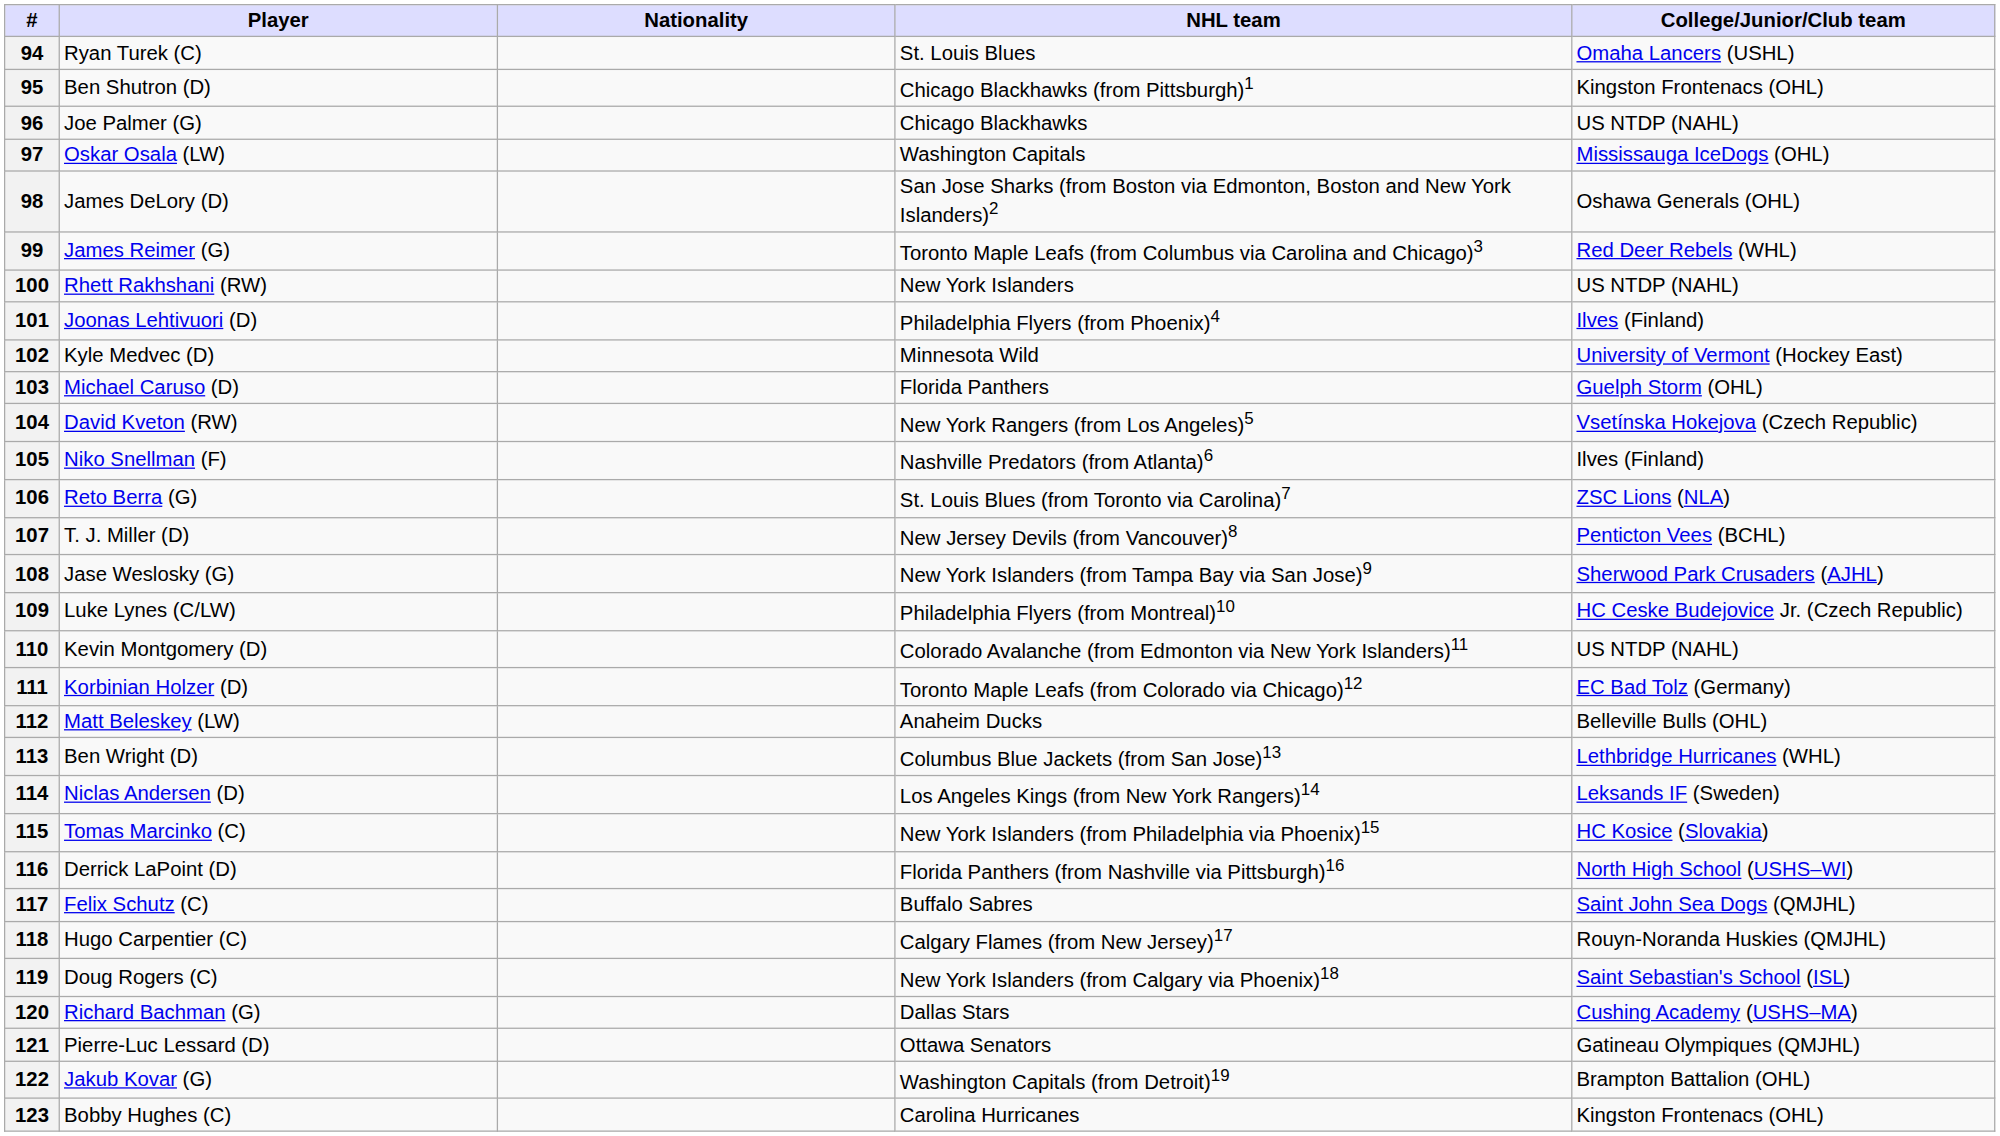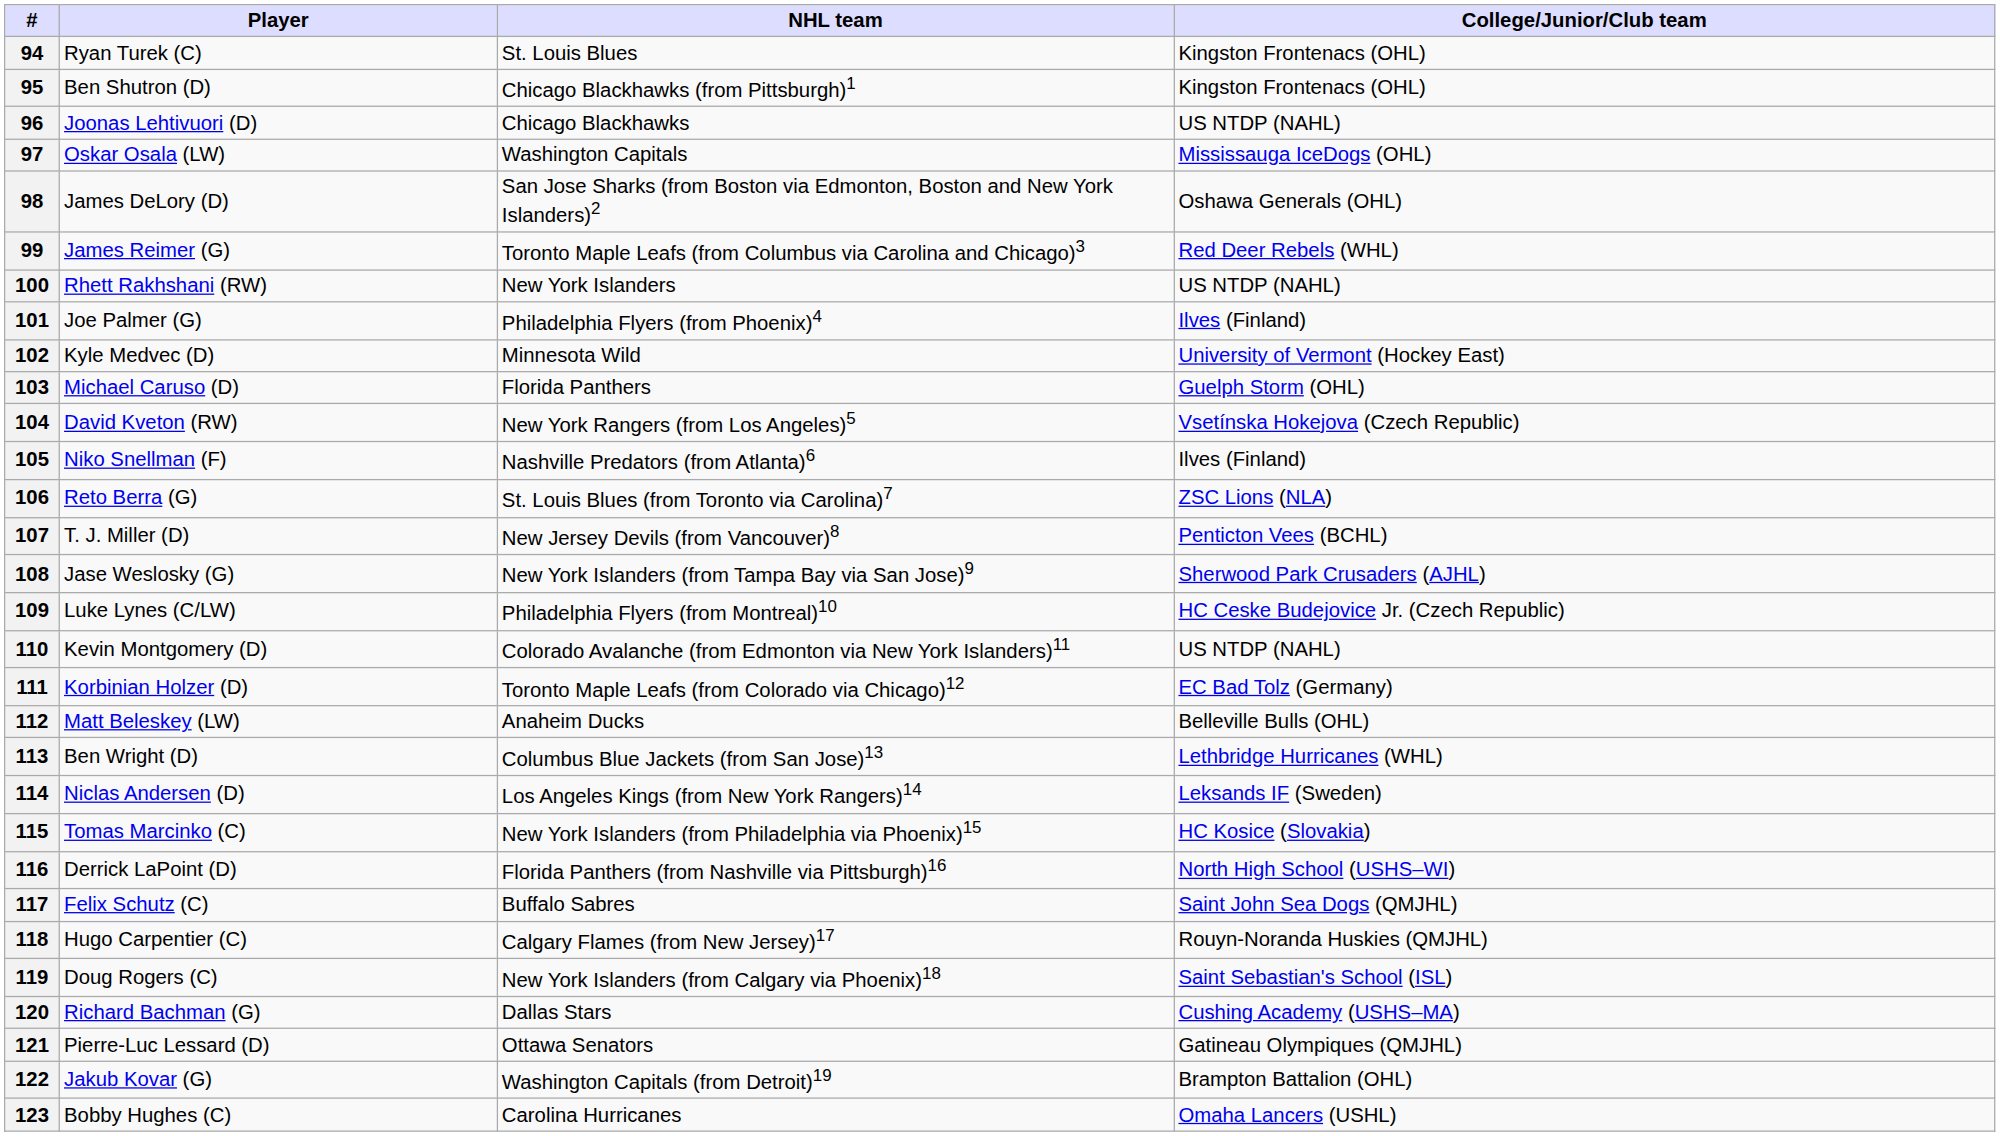- column: (696, 20)
(1685, 52) Omaha Lancers (USHL) -> (1302, 52) Kingston Frontenacs (OHL)
(133, 122) Joe Palmer (G) -> (161, 122) Joonas Lehtivuori (D)
(161, 320) Joonas Lehtivuori (D) -> (133, 320) Joe Palmer (G)
(1700, 1114) Kingston Frontenacs (OHL) -> (1287, 1114) Omaha Lancers (USHL)
